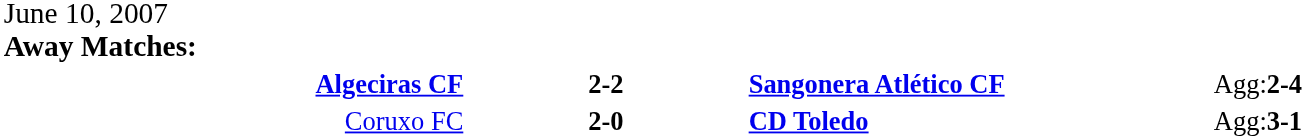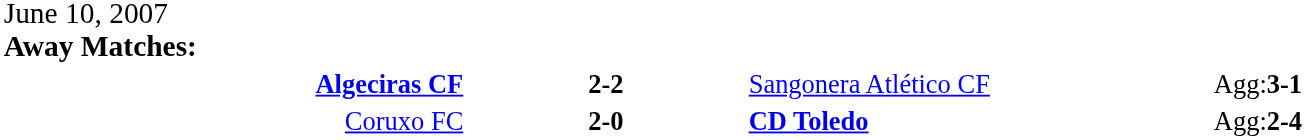(877, 84) bold -> (869, 84) normal
(1258, 84) Agg:2-4 -> (1258, 84) Agg:3-1
(1258, 120) Agg:3-1 -> (1258, 120) Agg:2-4
